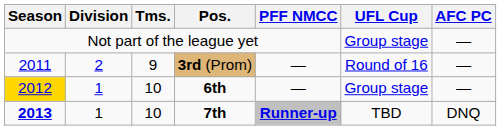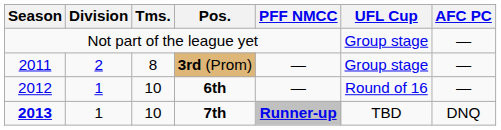(153, 64) 9 -> (153, 64) 8
(386, 64) Round of 16 -> (386, 64) Group stage
(35, 88) gold background -> (35, 88) no background
(386, 88) Group stage -> (386, 88) Round of 16
